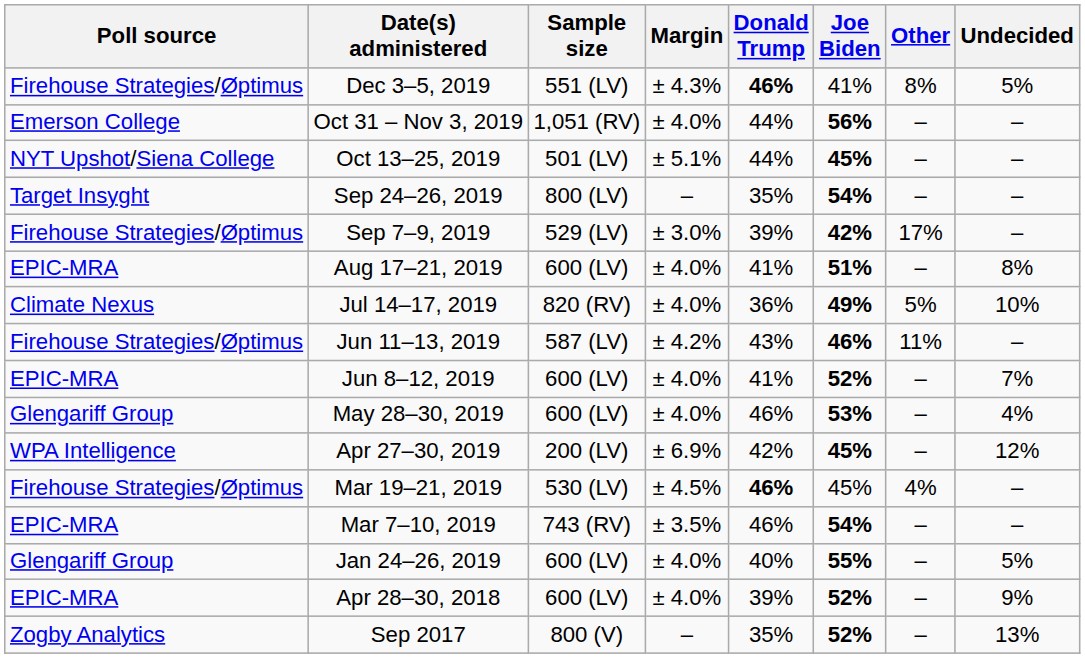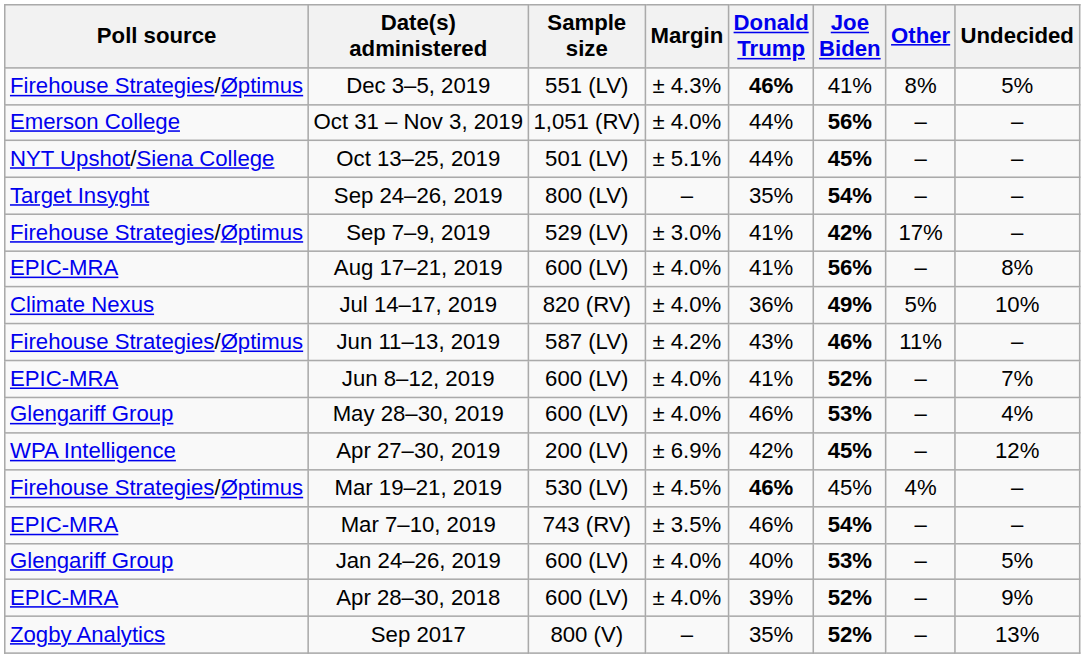(771, 232) 39% -> (771, 232) 41%
(850, 268) 51% -> (850, 268) 56%
(850, 561) 55% -> (850, 561) 53%
